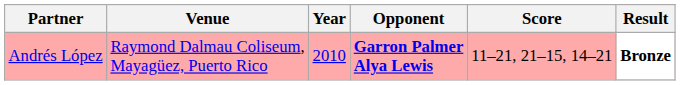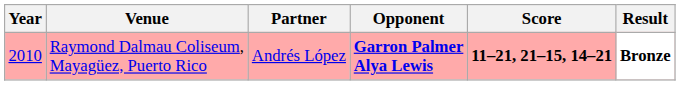columns swapped: (329, 18) <-> (56, 18)
(542, 56) normal -> (542, 56) bold
